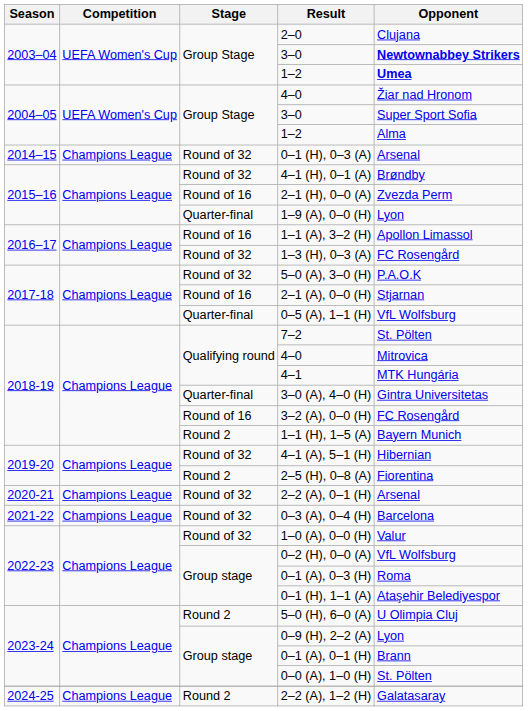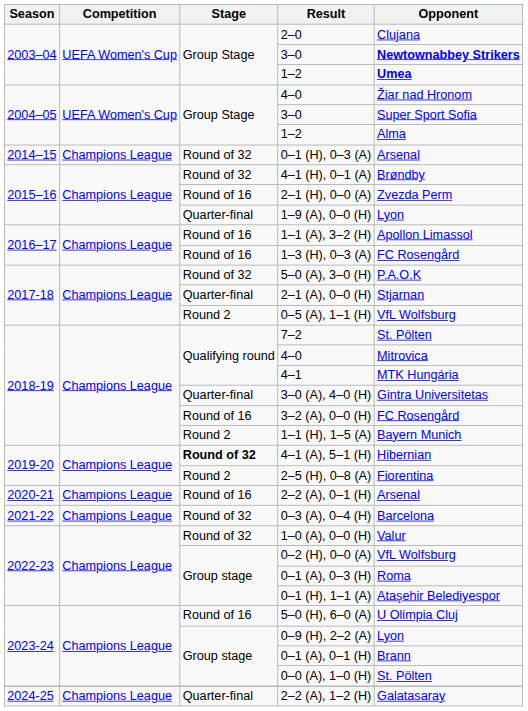(217, 255) Round of 32 -> (217, 255) Round of 16
(217, 295) Round of 16 -> (218, 295) Quarter-final
(218, 315) Quarter-final -> (207, 315) Round 2
(217, 455) normal -> (219, 455) bold
(217, 495) Round of 32 -> (217, 495) Round of 16
(207, 615) Round 2 -> (217, 615) Round of 16
(207, 696) Round 2 -> (218, 696) Quarter-final
